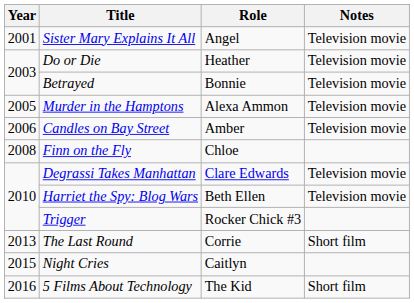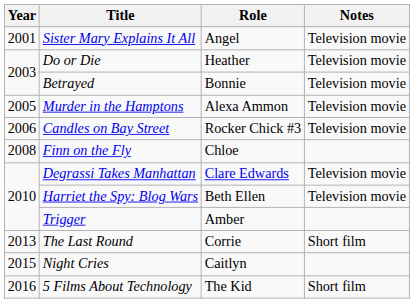(224, 128) Amber -> (253, 128) Rocker Chick #3
(253, 219) Rocker Chick #3 -> (224, 219) Amber
